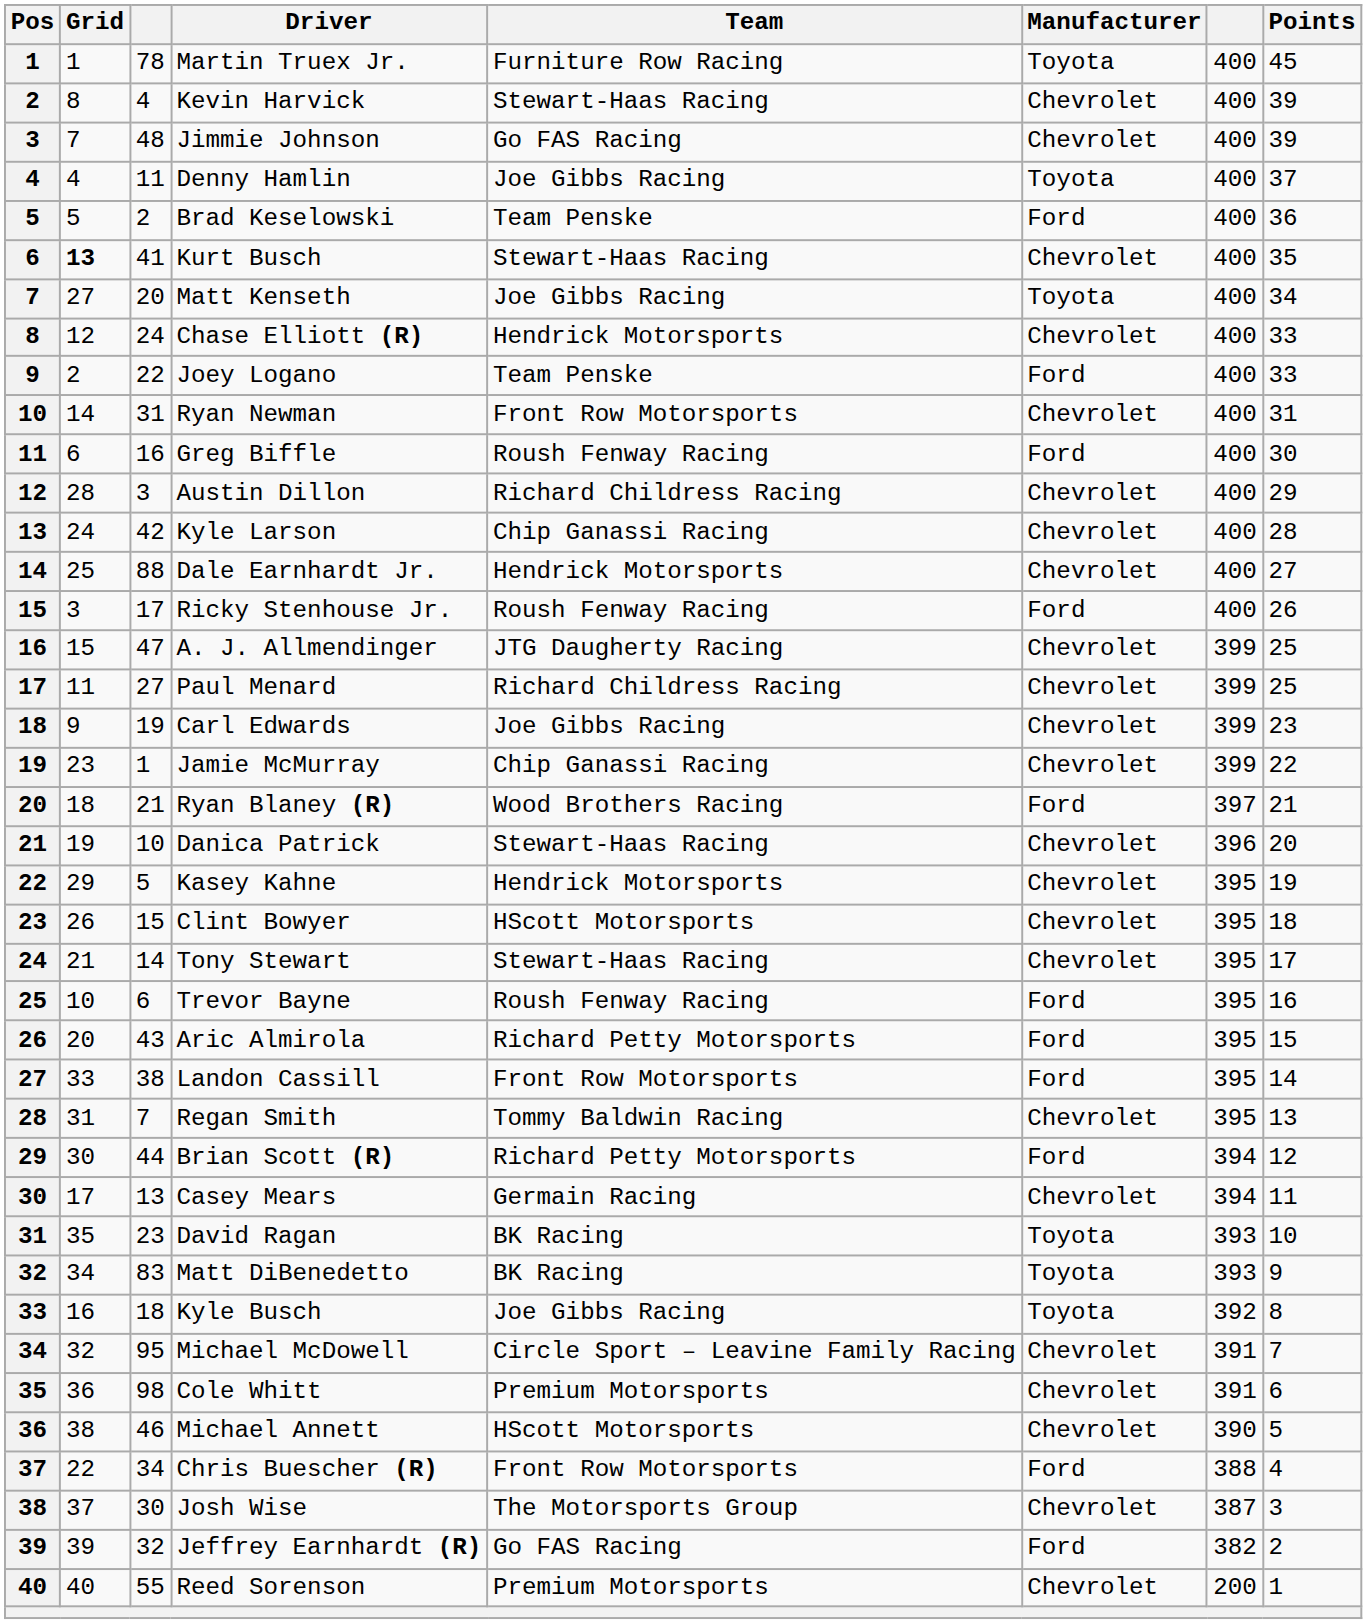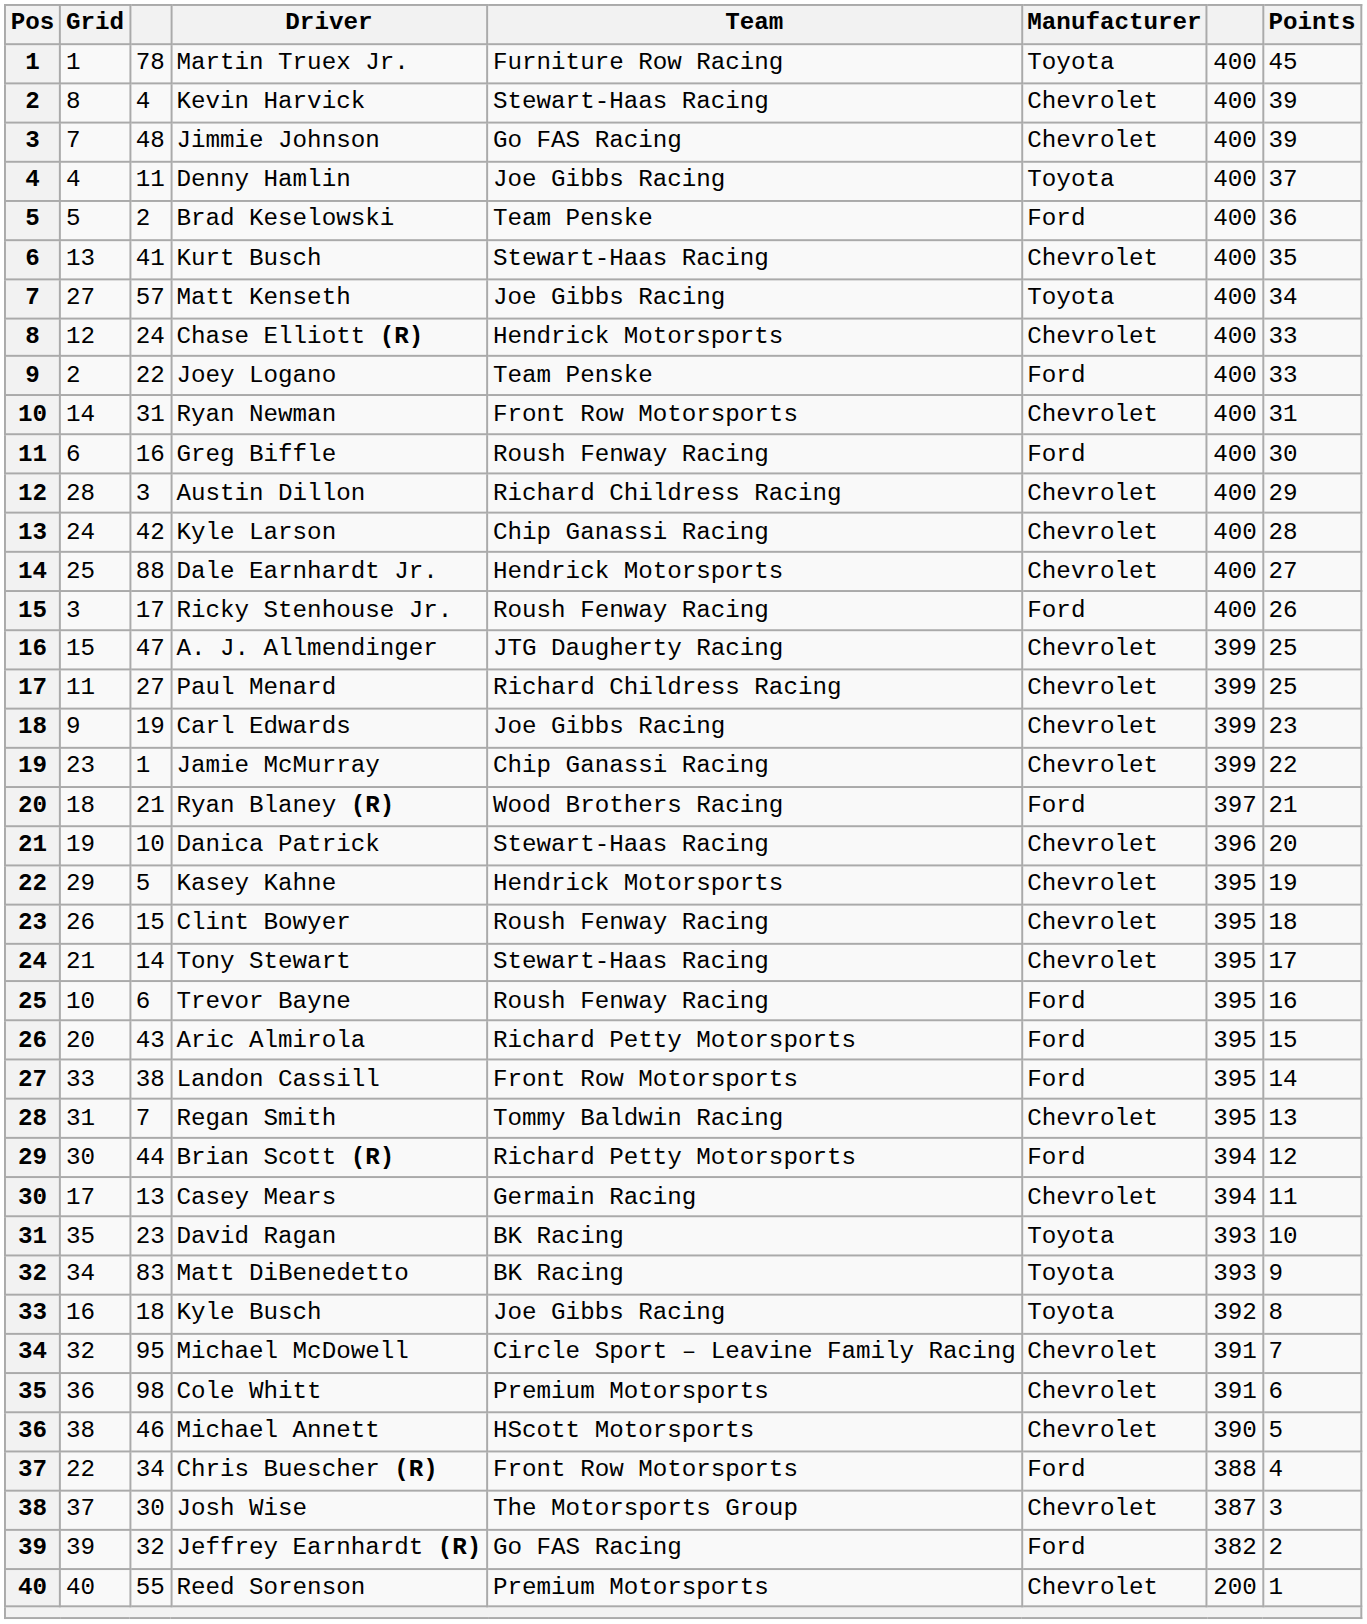(81, 259) bold -> (81, 259) normal
(150, 298) 20 -> (150, 298) 57
(624, 924) HScott Motorsports -> (631, 924) Roush Fenway Racing
